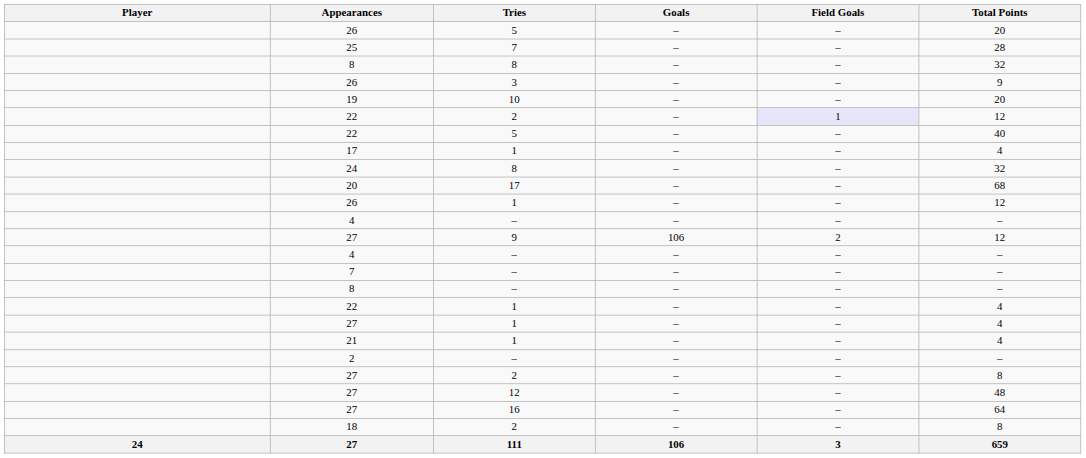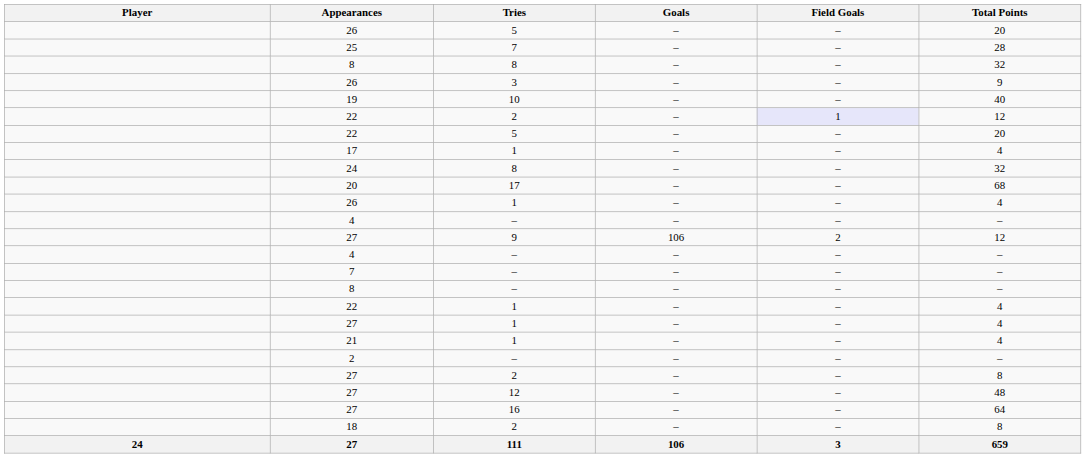(1000, 99) 20 -> (1000, 99) 40
(1000, 133) 40 -> (1000, 133) 20
(1000, 202) 12 -> (1000, 202) 4
